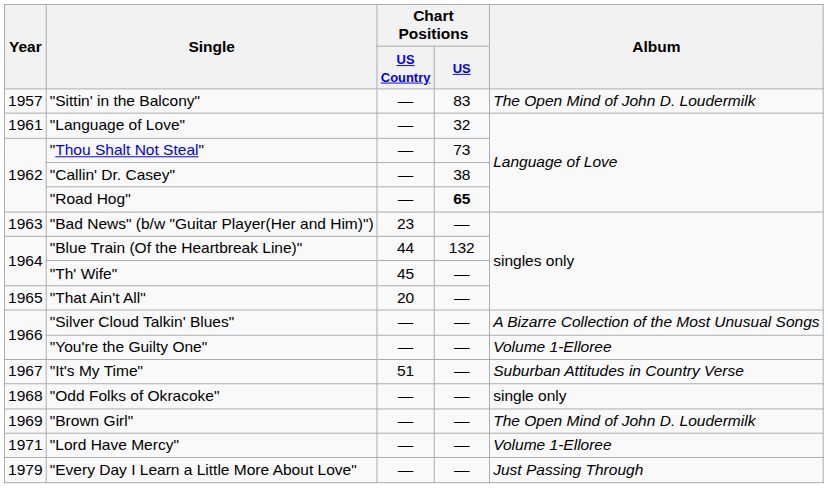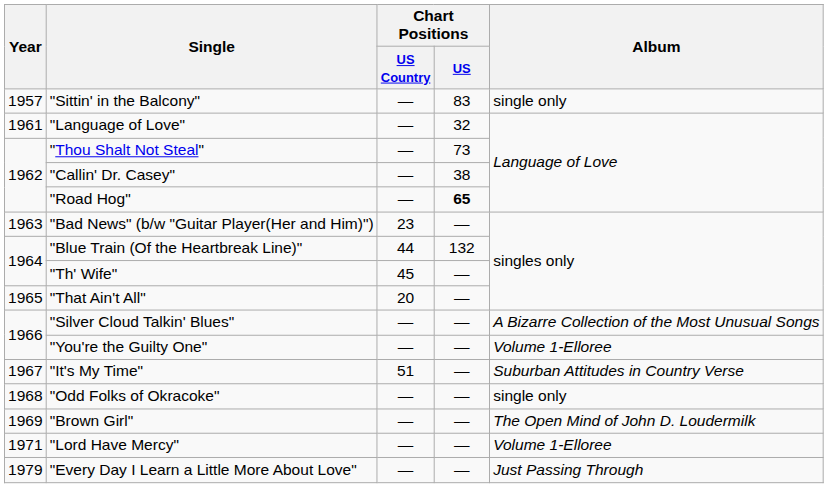(624, 100) The Open Mind of John D. Loudermilk -> (530, 100) single only
